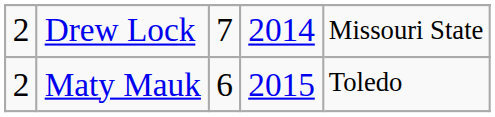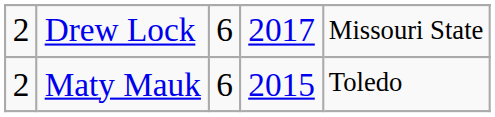(225, 30) 7 -> (225, 30) 6
(282, 30) 2014 -> (282, 30) 2017
